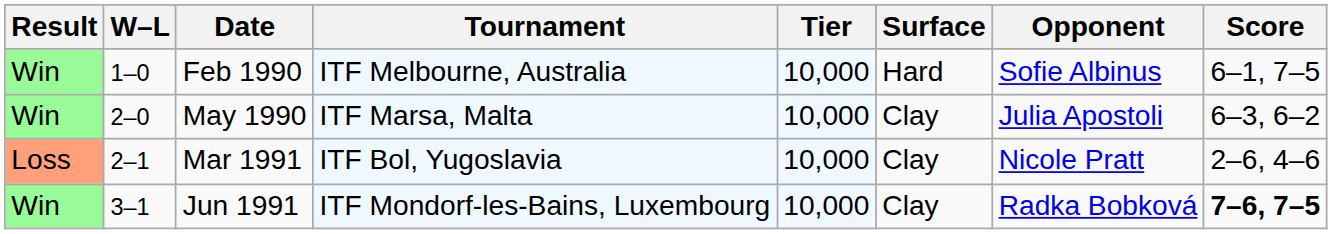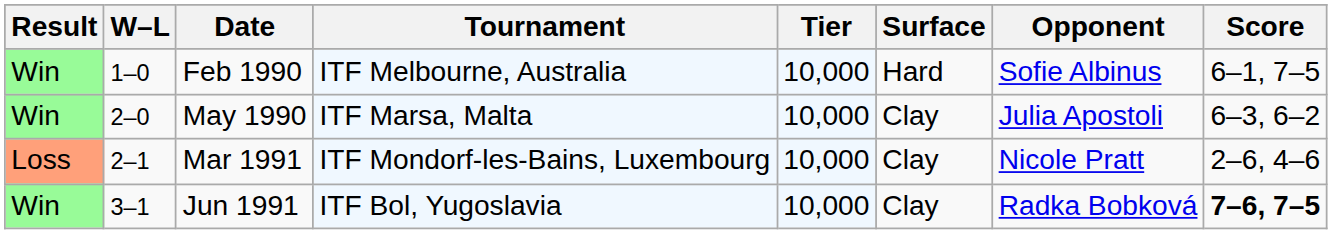(441, 160) ITF Bol, Yugoslavia -> (545, 160) ITF Mondorf-les-Bains, Luxembourg
(545, 205) ITF Mondorf-les-Bains, Luxembourg -> (441, 205) ITF Bol, Yugoslavia
